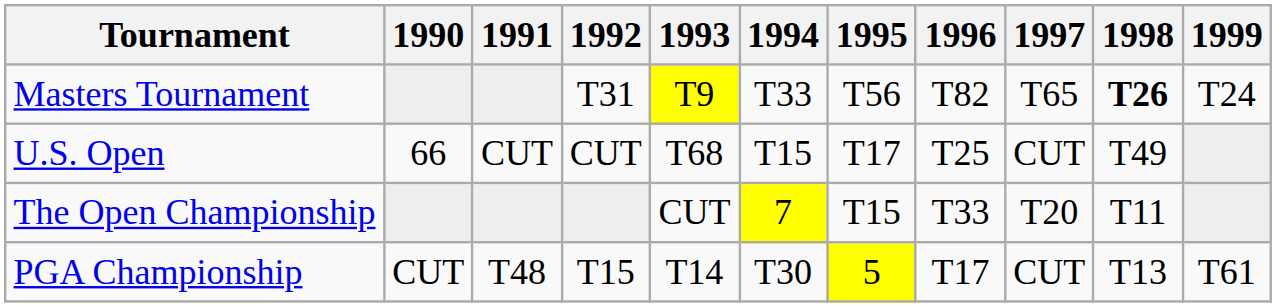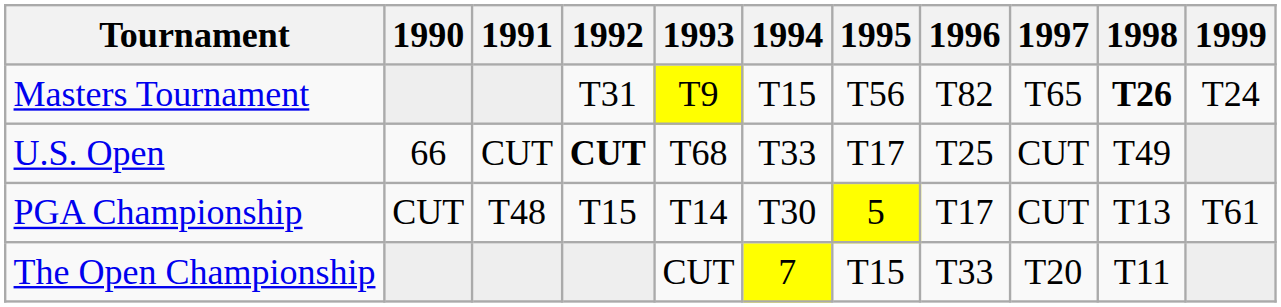(783, 93) T33 -> (787, 93) T15
(606, 153) normal -> (608, 153) bold
(783, 153) T15 -> (787, 153) T33
rows swapped: (195, 212) <-> (158, 271)
